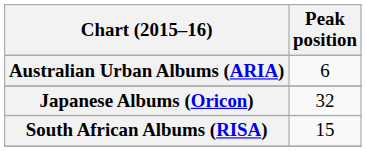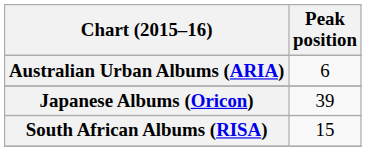(325, 100) 32 -> (325, 100) 39
